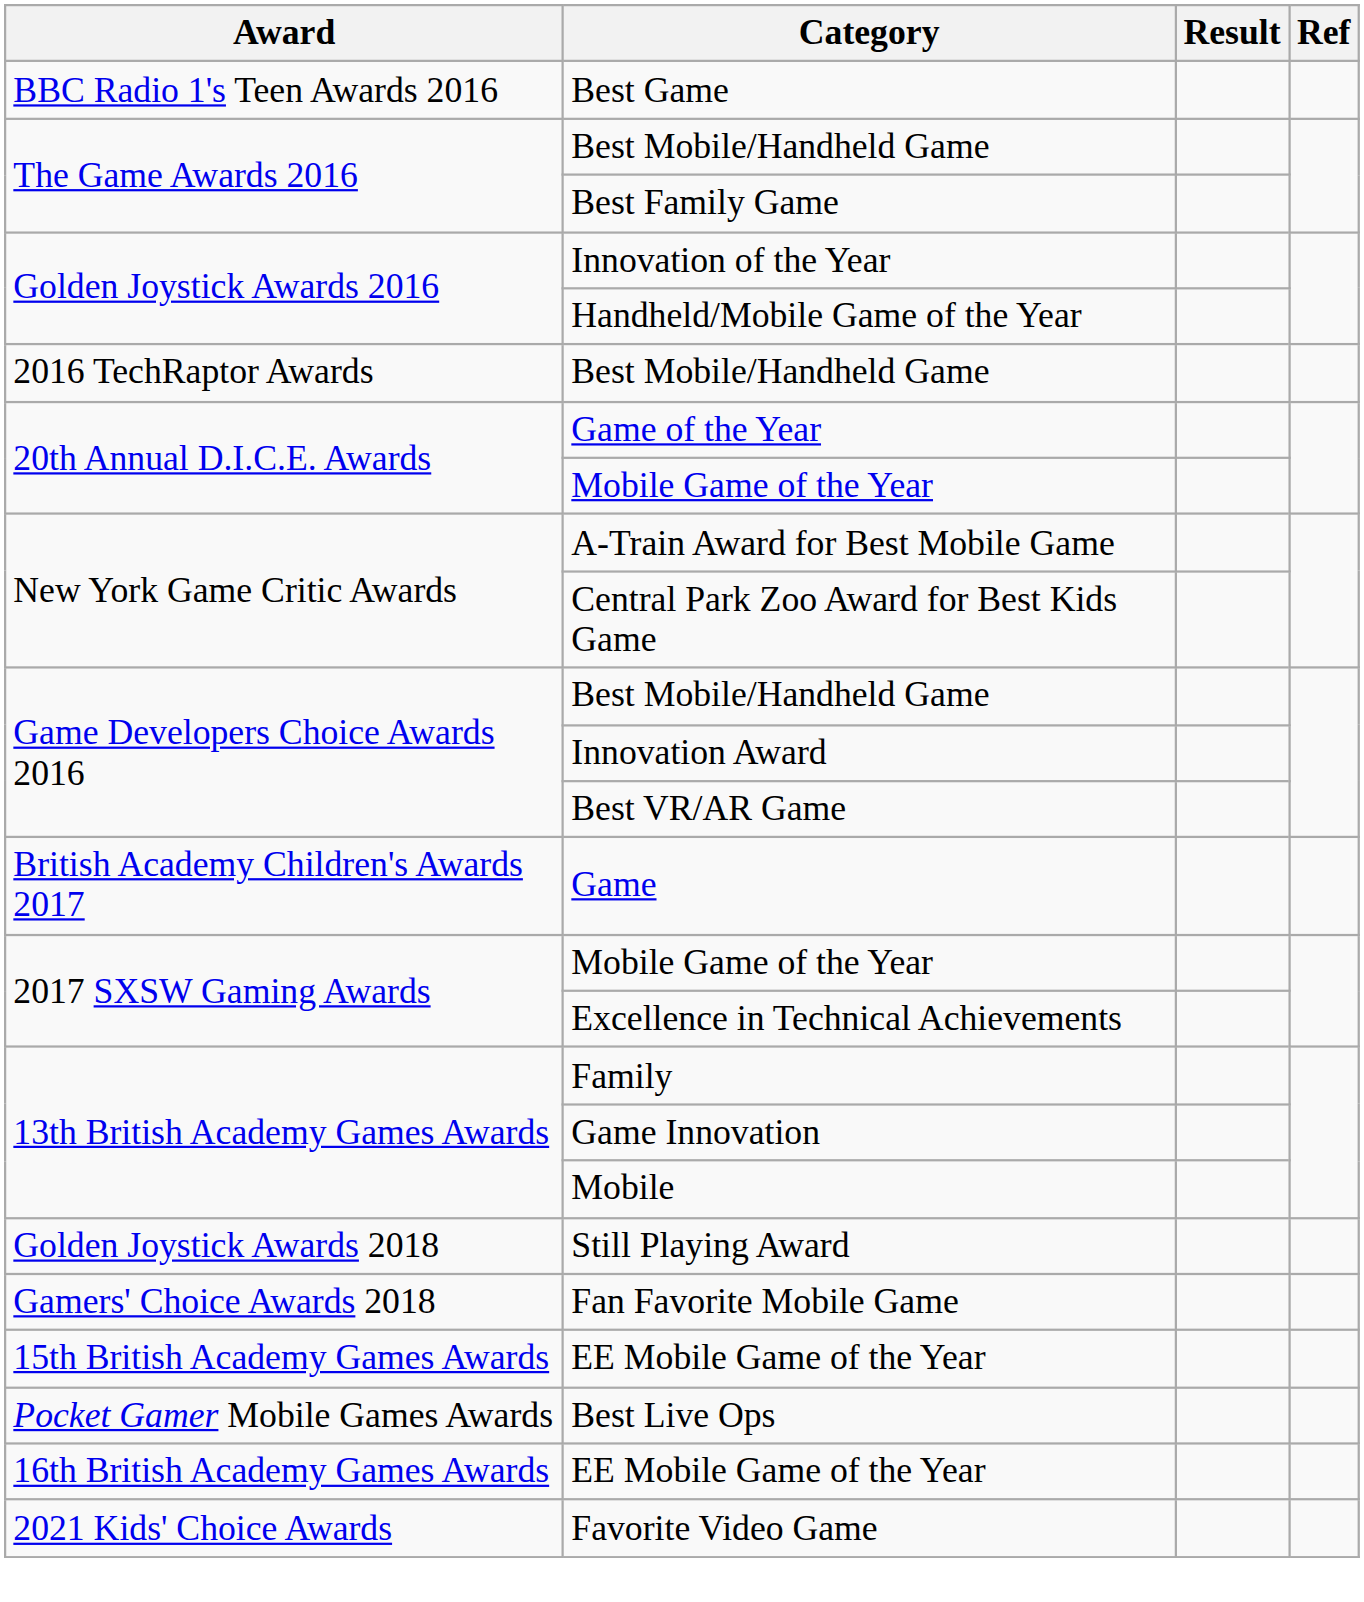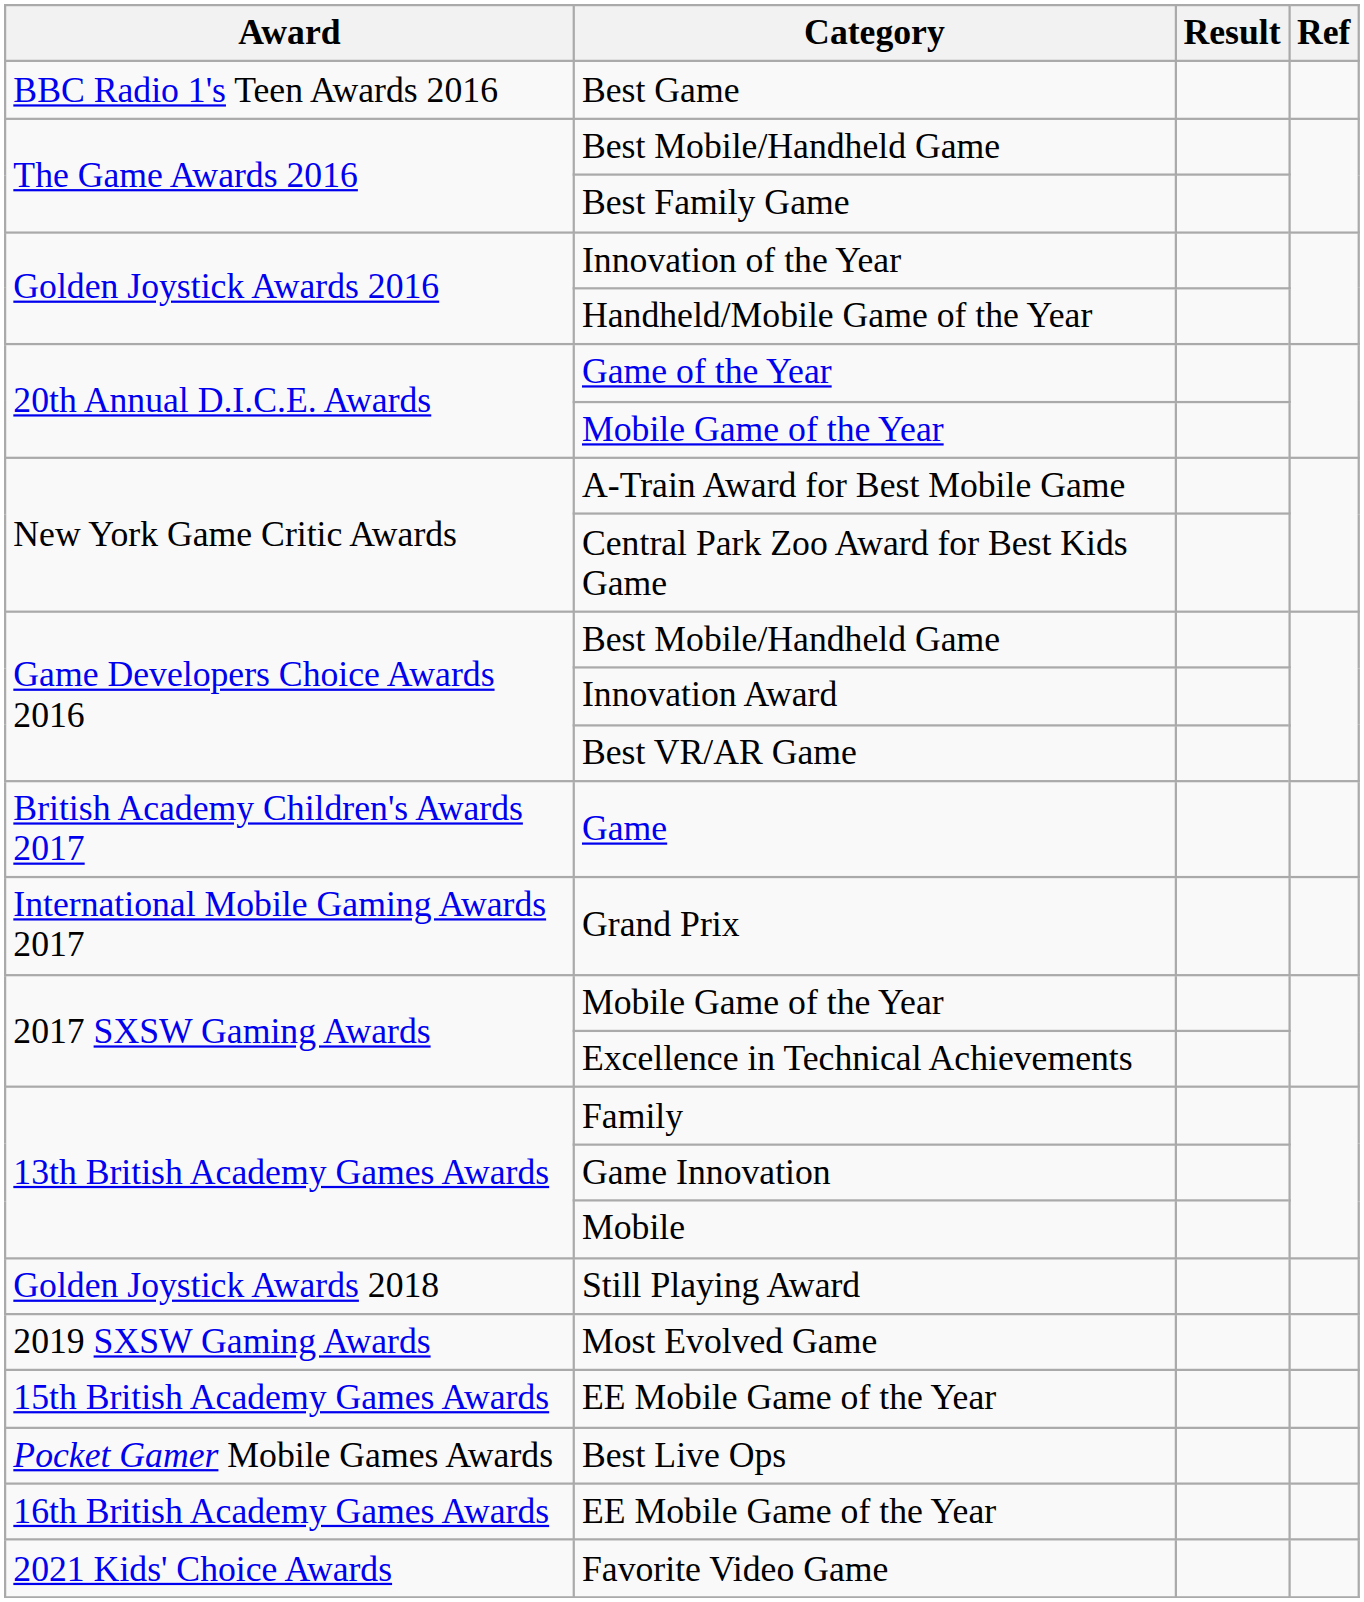- row: (193, 372)
+ row: (280, 925)
- row: (224, 1301)
+ row: (222, 1341)
